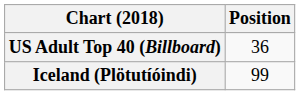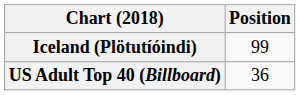rows swapped: (115, 75) <-> (115, 47)
